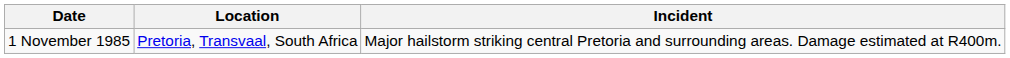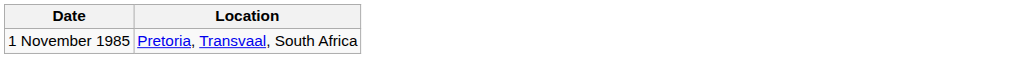- column: (683, 16)
